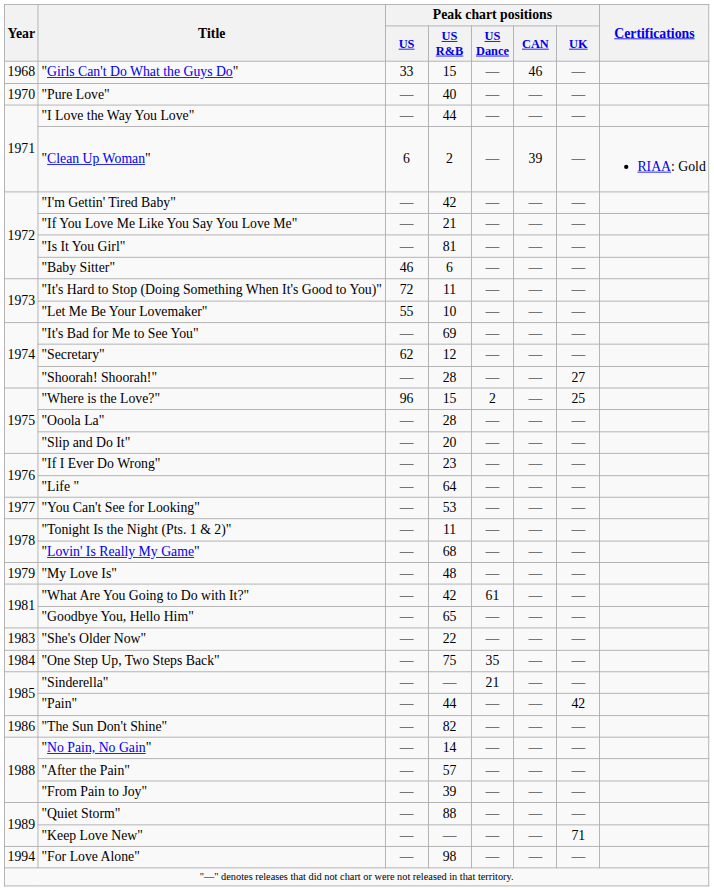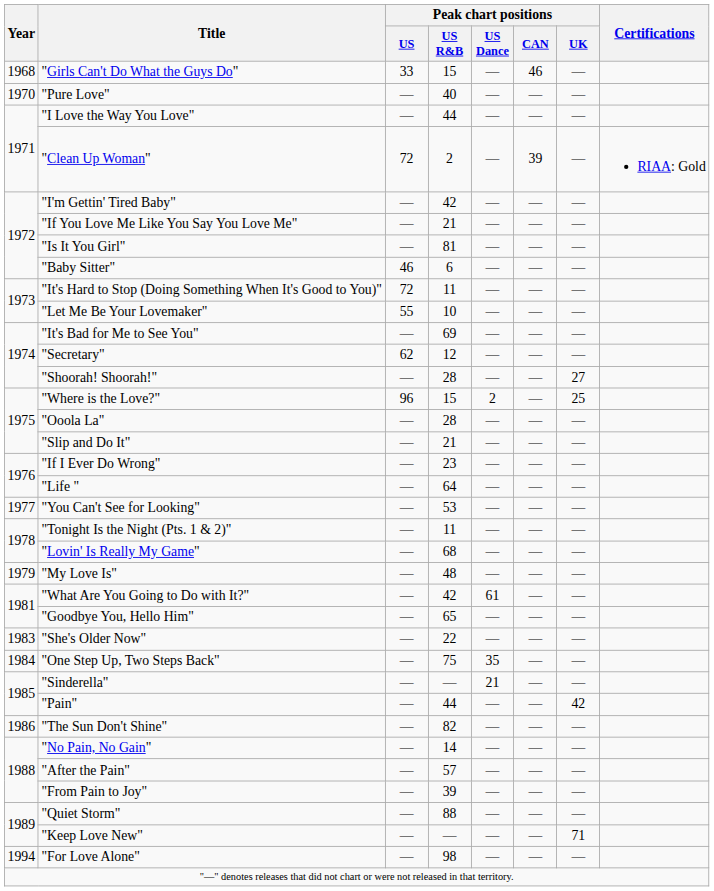(407, 159) 6 -> (407, 159) 72
(450, 442) 20 -> (450, 442) 21
